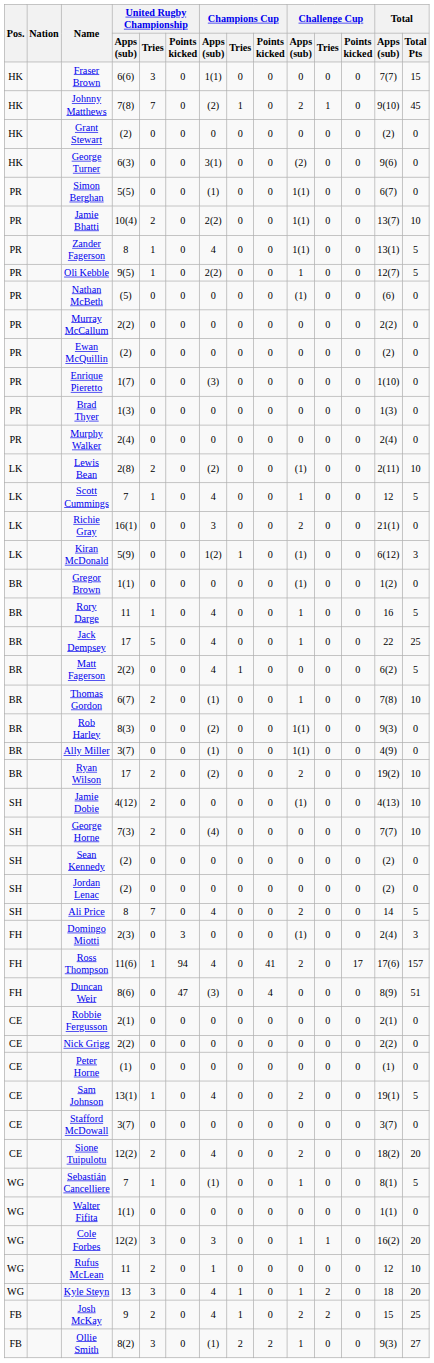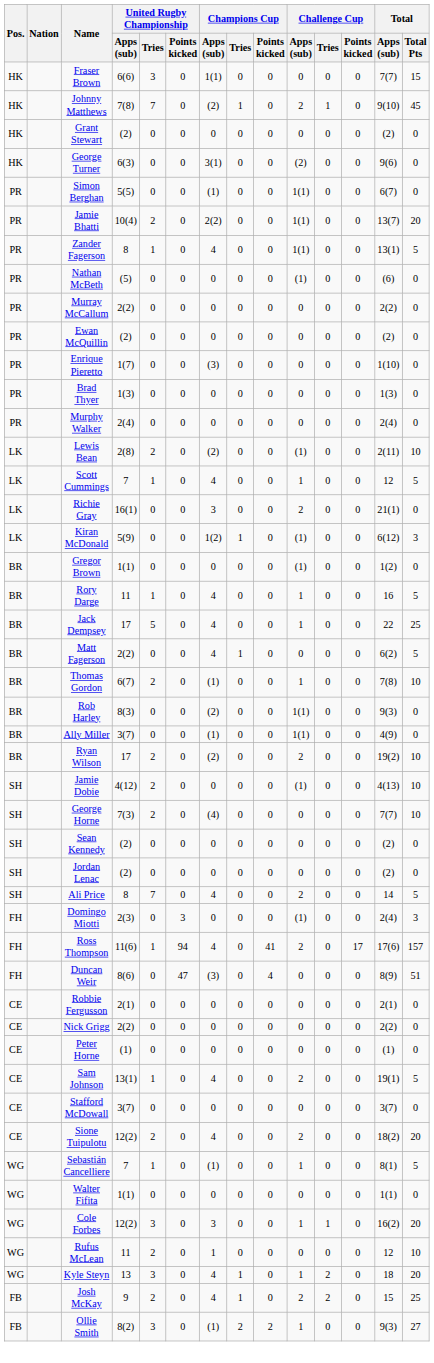(416, 221) 10 -> (416, 221) 20
- row: (87, 272)
